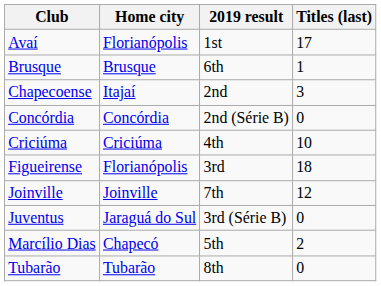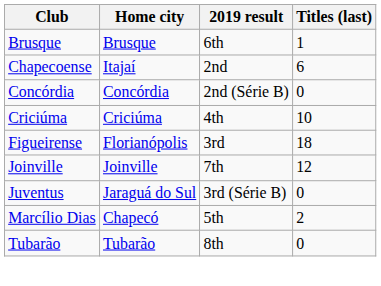- row: (23, 42)
(300, 92) 3 -> (300, 67) 6
